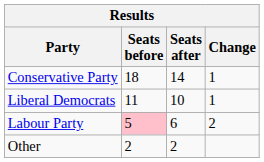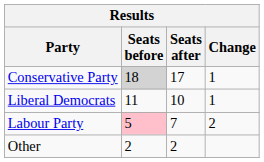(132, 77) no background -> (132, 77) lightgrey background
(177, 77) 14 -> (177, 77) 17
(174, 123) 6 -> (174, 123) 7
